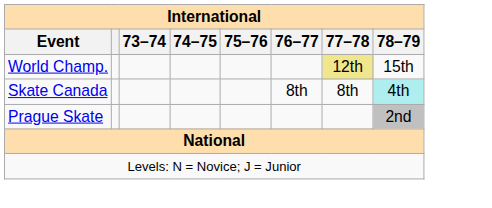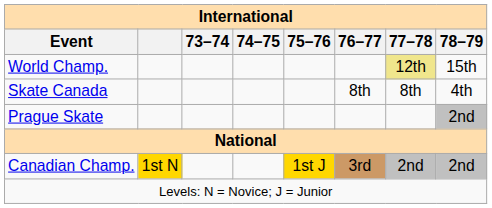(398, 91) paleturquoise background -> (462, 91) no background
+ row: (71, 166)
